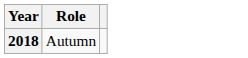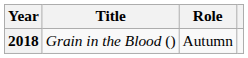+ column: (111, 16)
